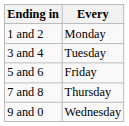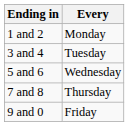(81, 72) Friday -> (93, 72) Wednesday
(93, 111) Wednesday -> (81, 111) Friday
